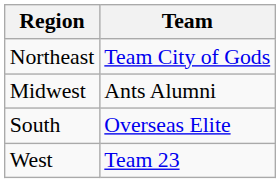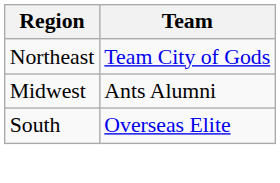- row: (31, 159)
